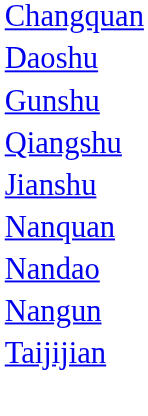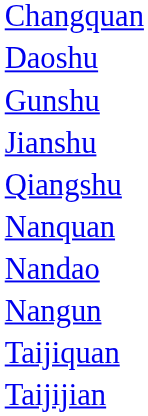rows swapped: (51, 184) <-> (63, 142)
+ row: (62, 352)
